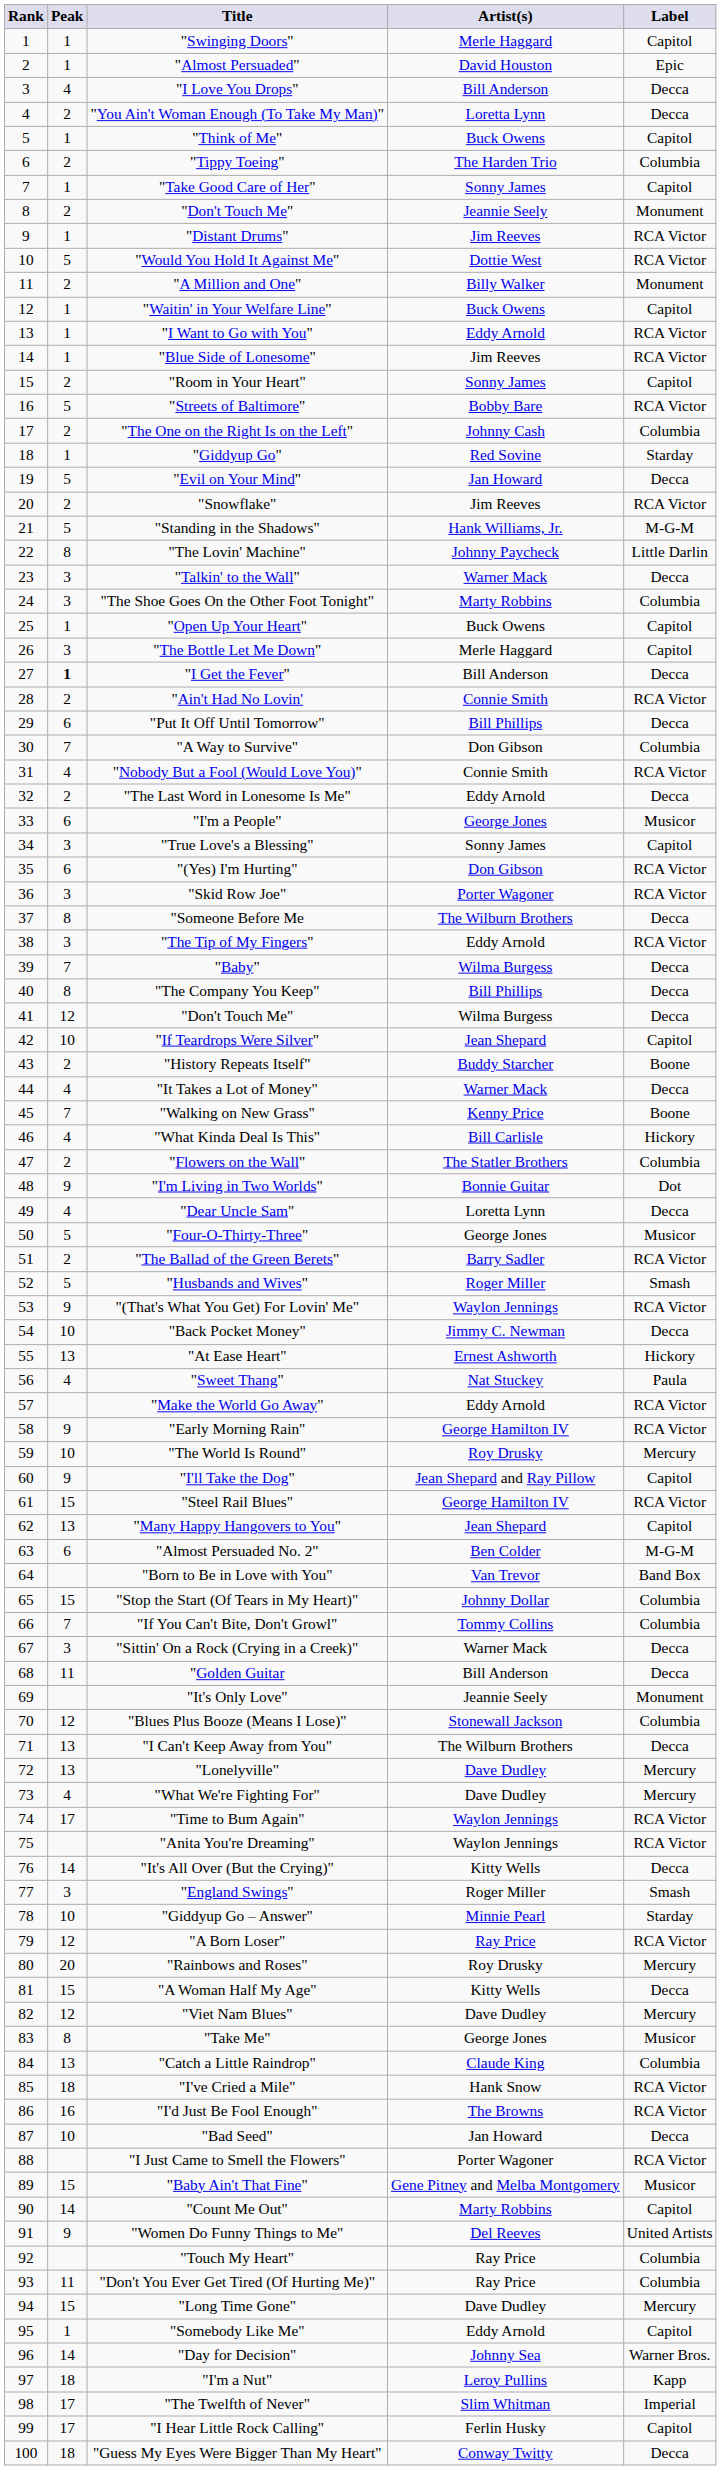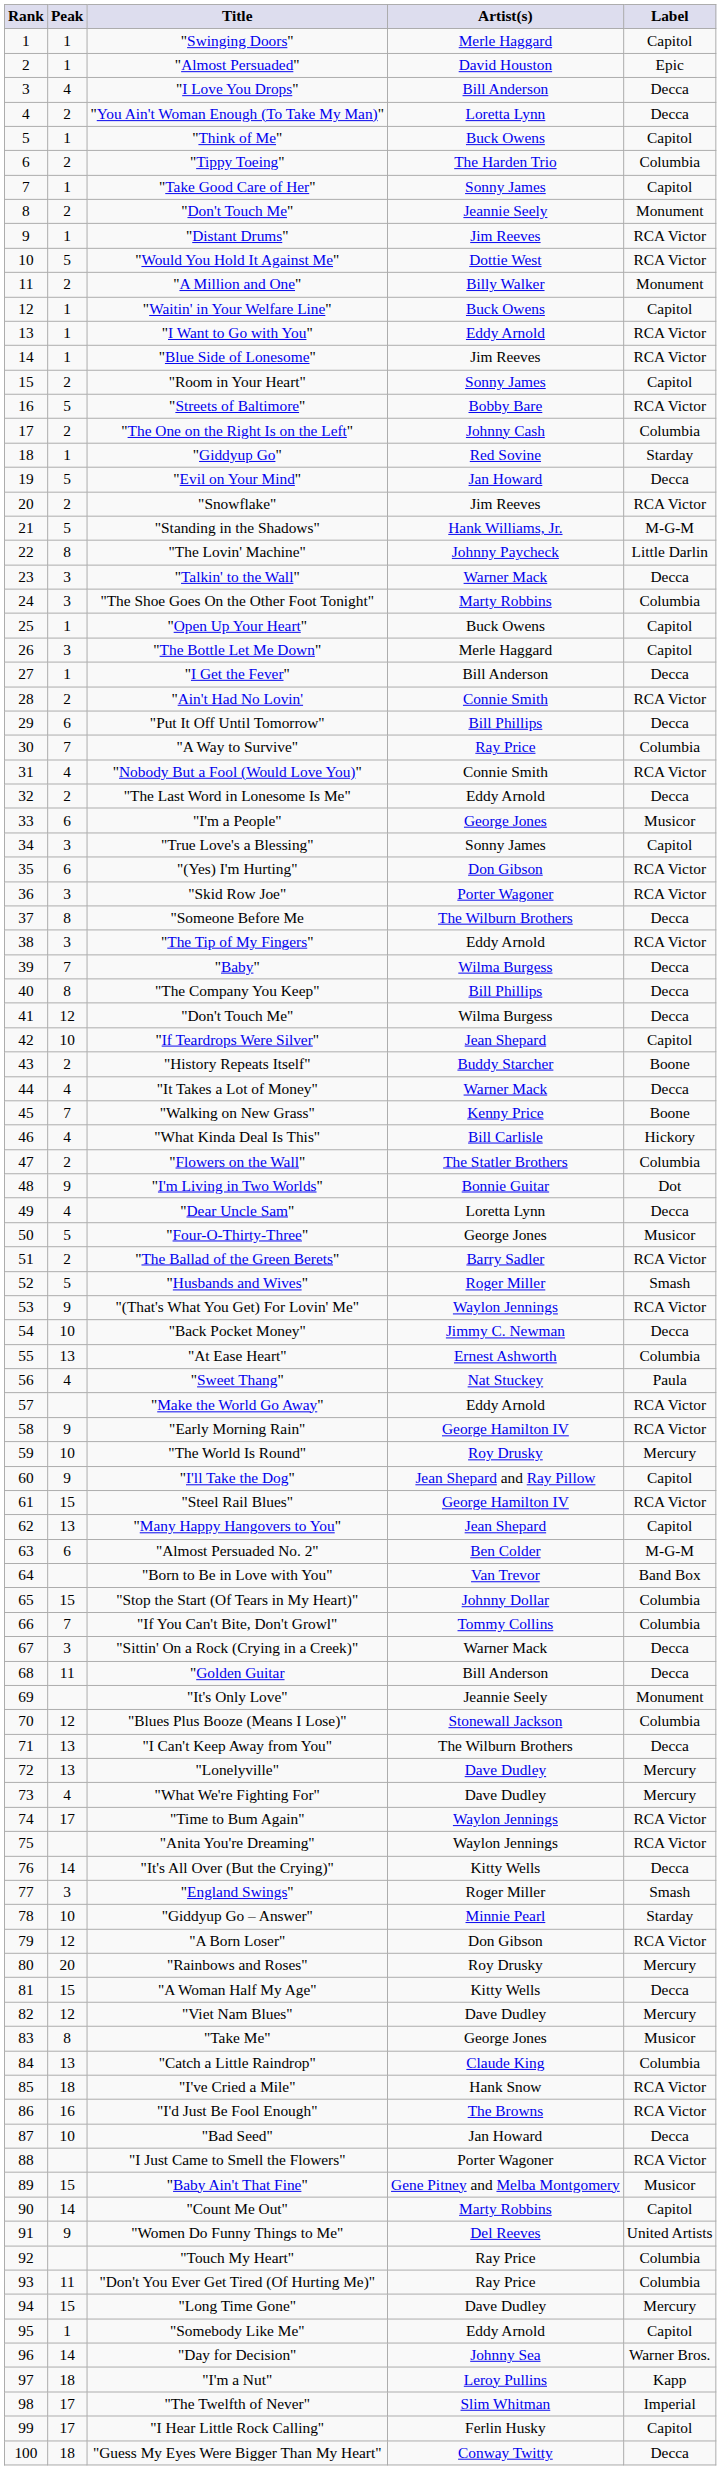(67, 674) bold -> (67, 674) normal
(505, 747) Don Gibson -> (505, 747) Ray Price
(670, 1356) Hickory -> (670, 1356) Columbia
(505, 1941) Ray Price -> (505, 1941) Don Gibson
